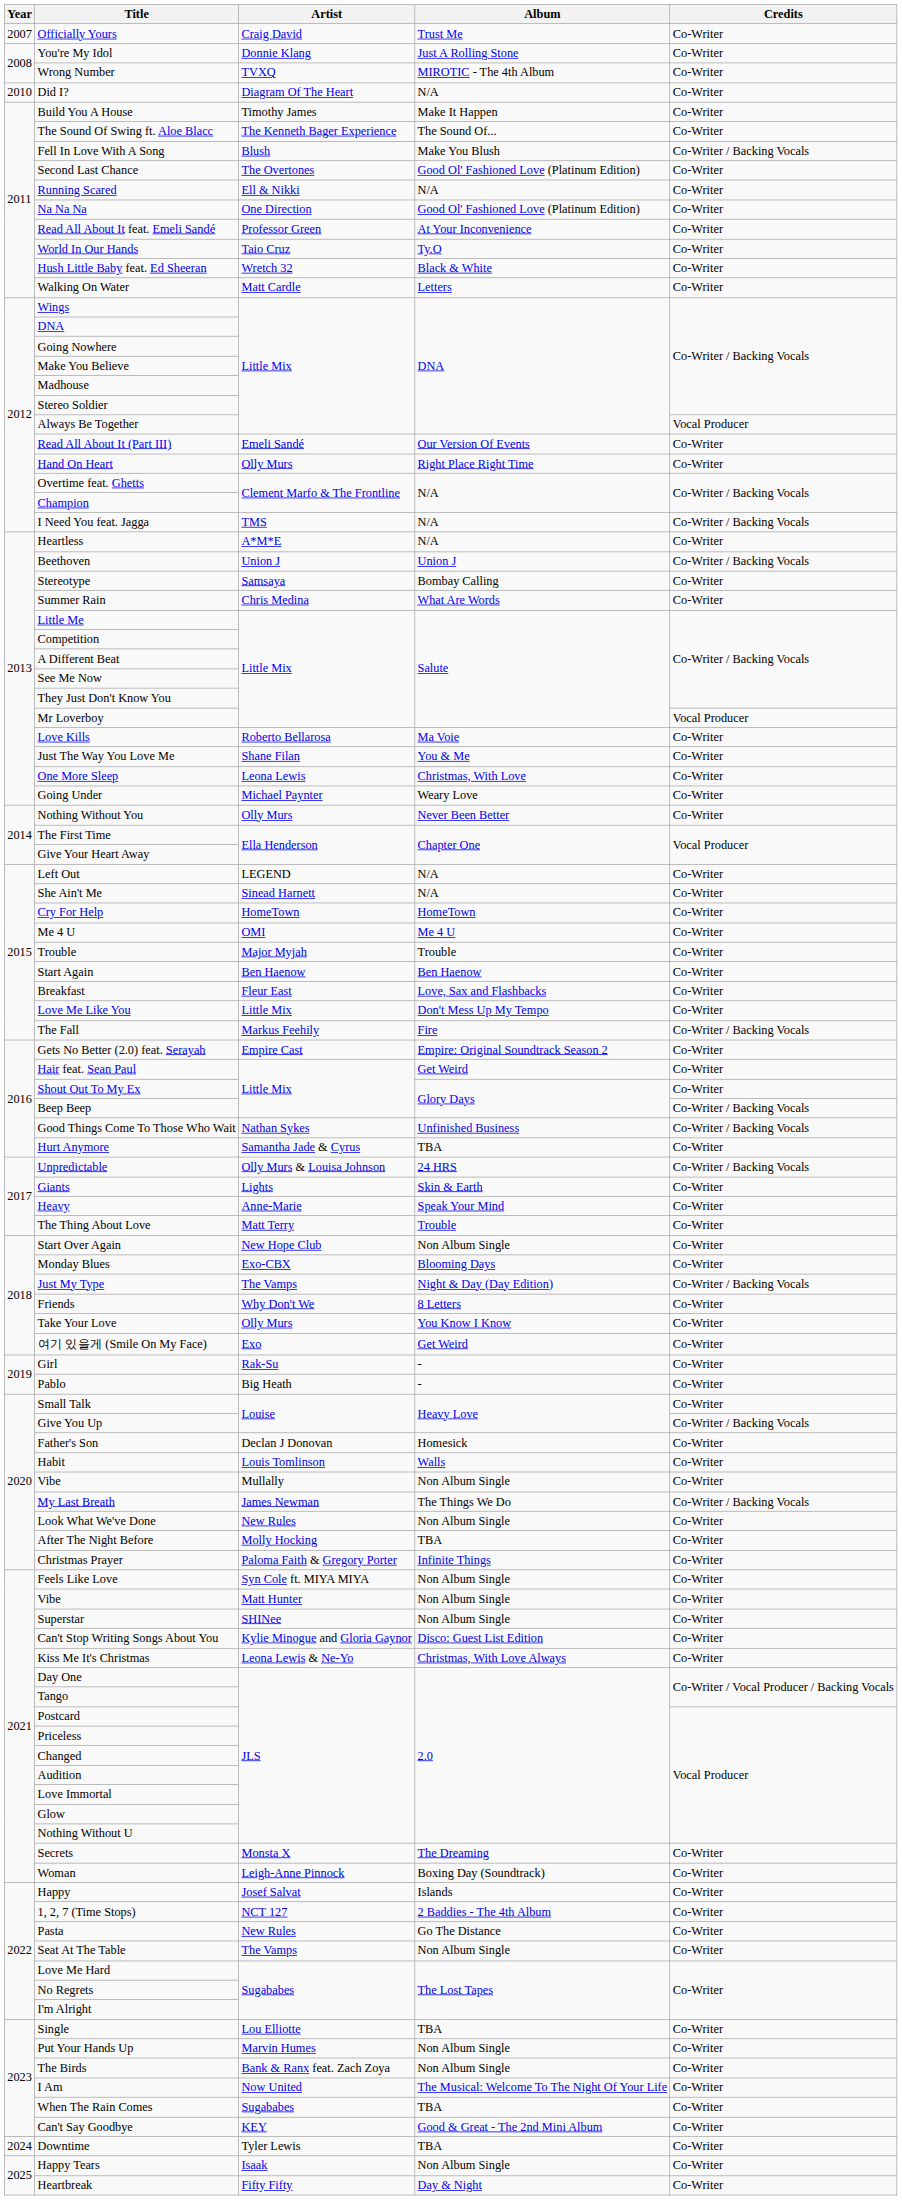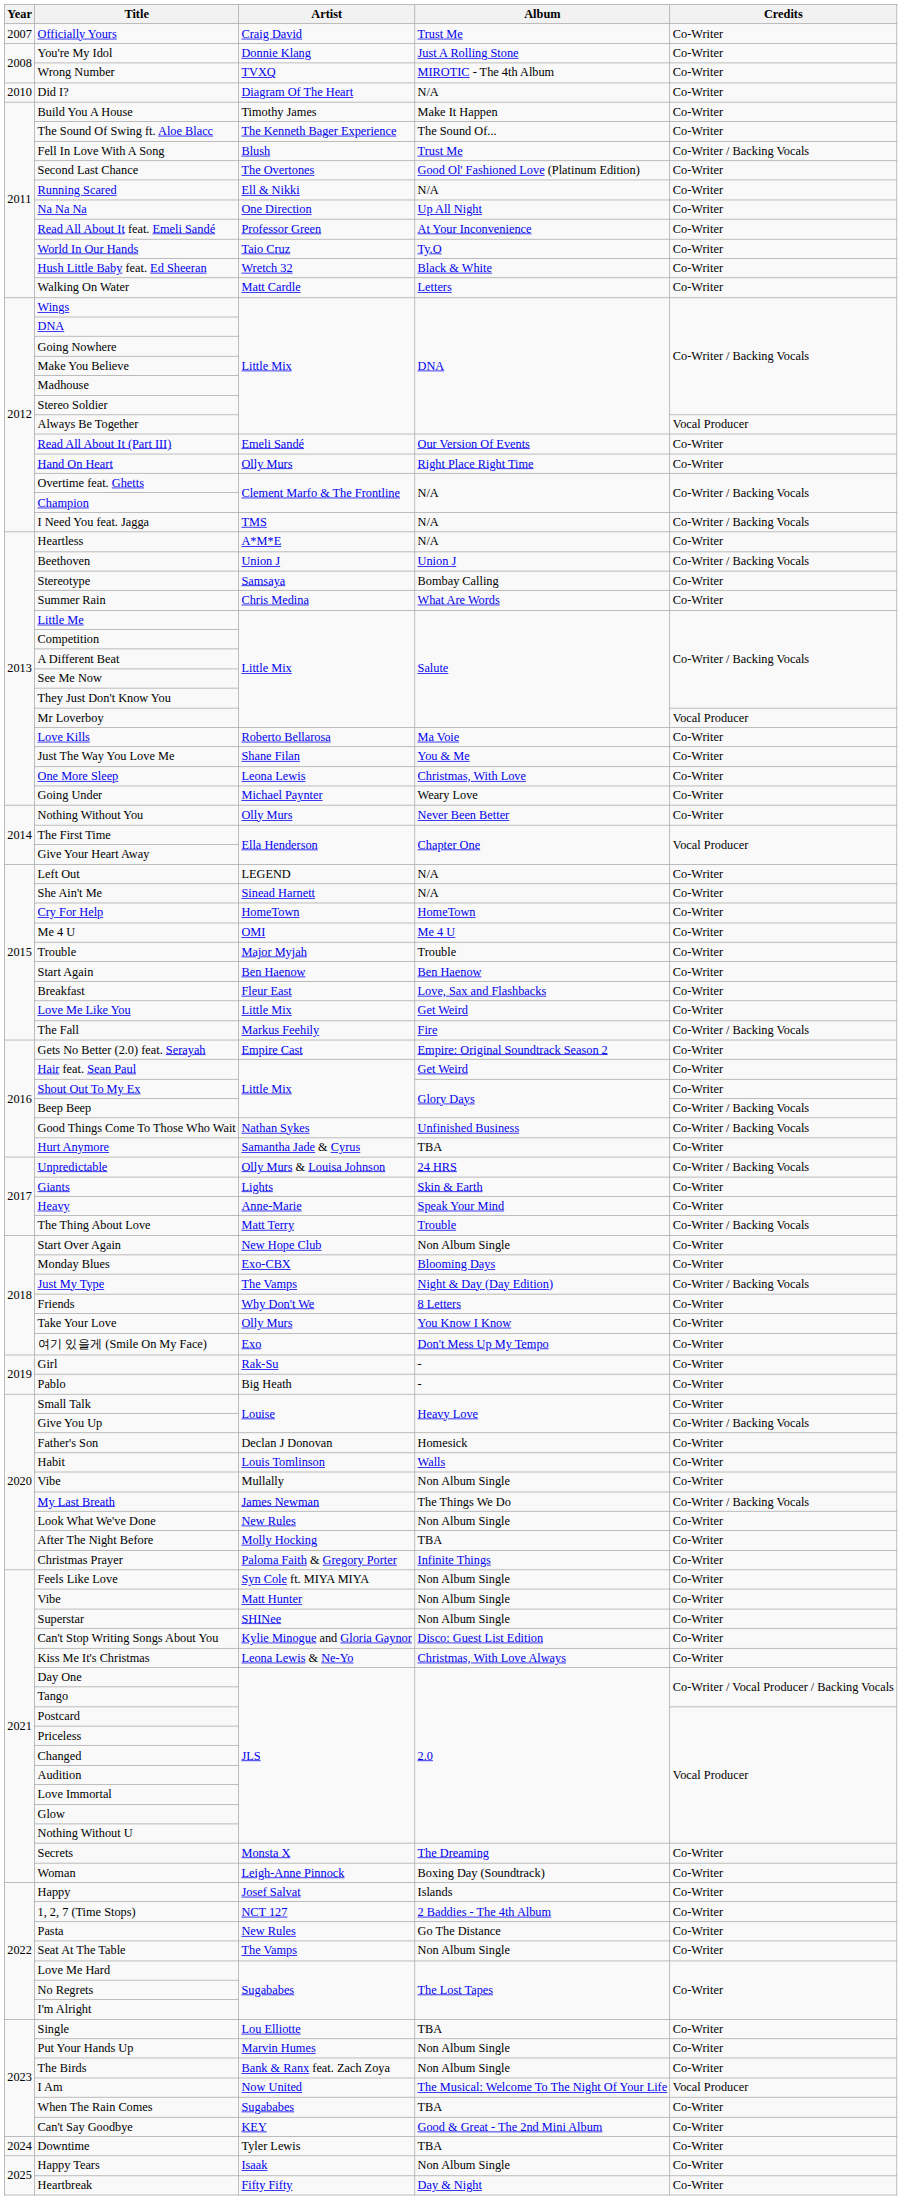(459, 151) Make You Blush -> (440, 151) Trust Me
(529, 209) Good Ol' Fashioned Love (Platinum Edition) -> (450, 209) Up All Night
(483, 1010) Don't Mess Up My Tempo -> (443, 1010) Get Weird
(698, 1225) Co-Writer -> (741, 1225) Co-Writer / Backing Vocals
(443, 1344) Get Weird -> (483, 1344) Don't Mess Up My Tempo
(698, 2087) Co-Writer -> (711, 2087) Vocal Producer
